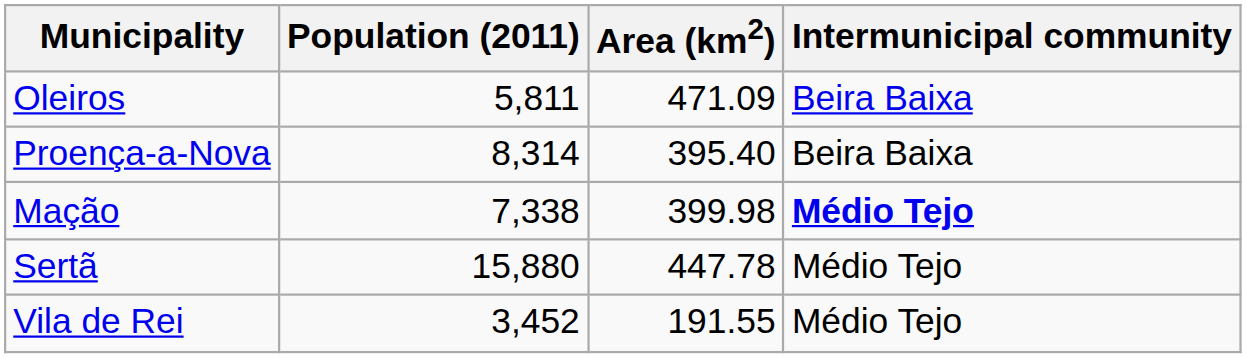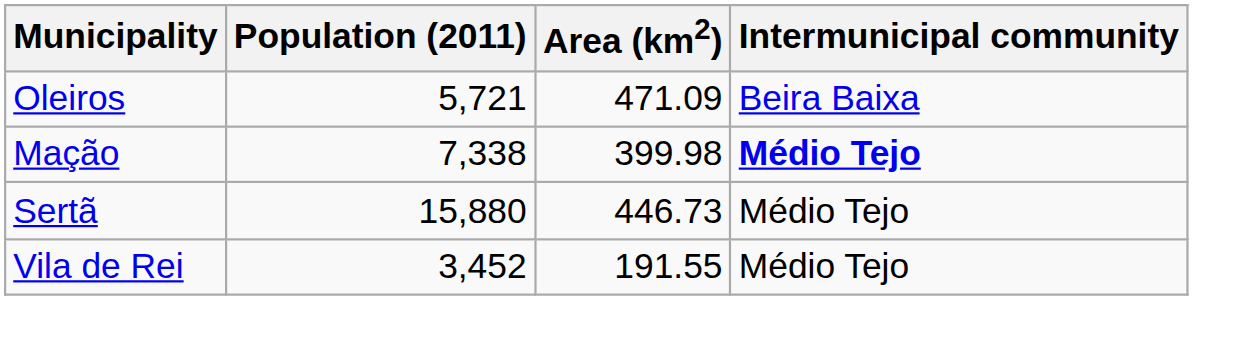(537, 98) 5,811 -> (482, 98) 5,721
- row: (142, 154)
(722, 266) 447.78 -> (668, 210) 446.73
